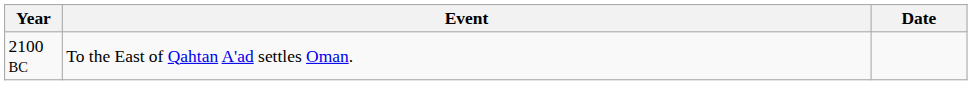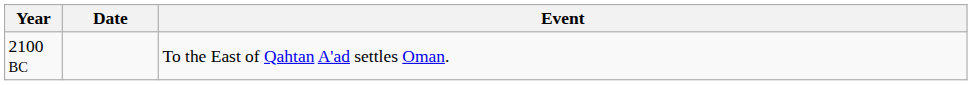columns swapped: (919, 18) <-> (467, 18)
